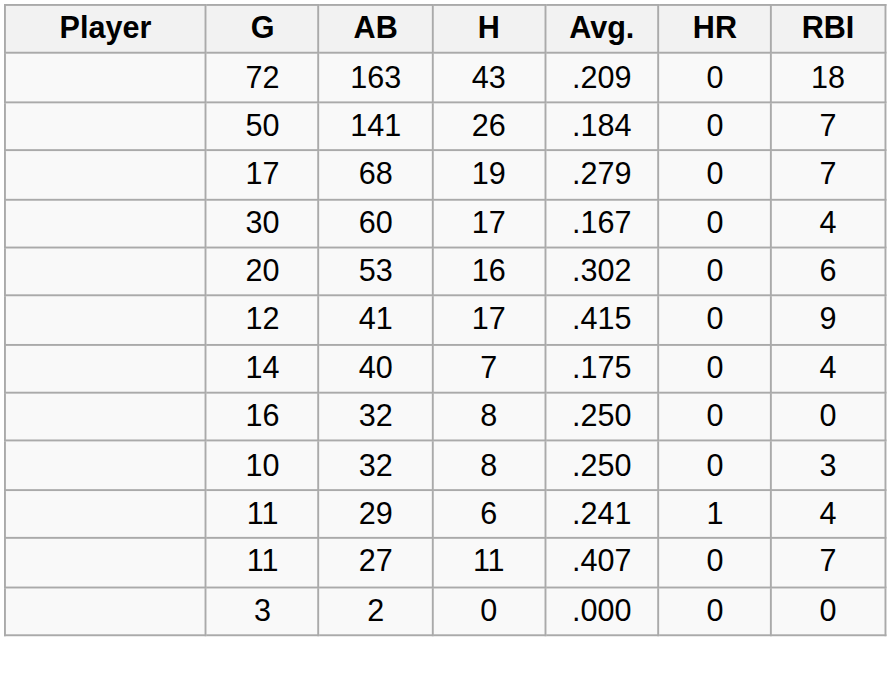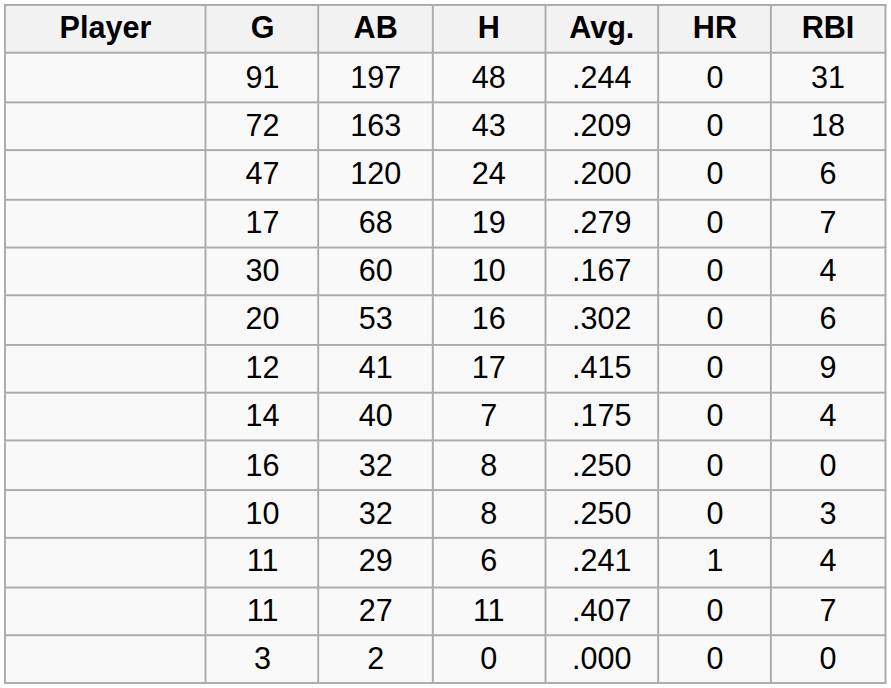+ row: (263, 77)
- row: (263, 125)
+ row: (263, 174)
(489, 222) 17 -> (489, 271) 10
